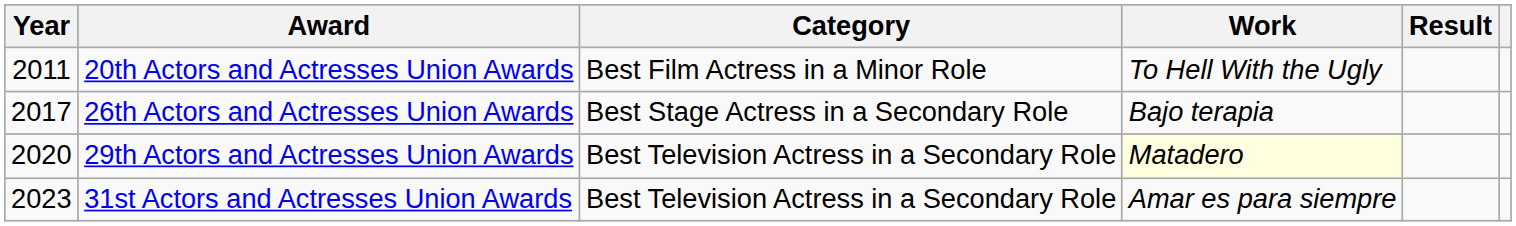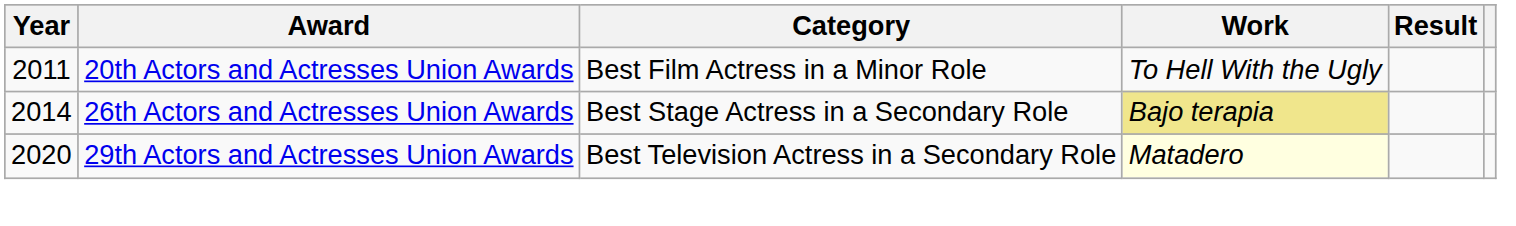(41, 112) 2017 -> (41, 112) 2014
(1201, 112) no background -> (1201, 112) khaki background
- row: (328, 198)
